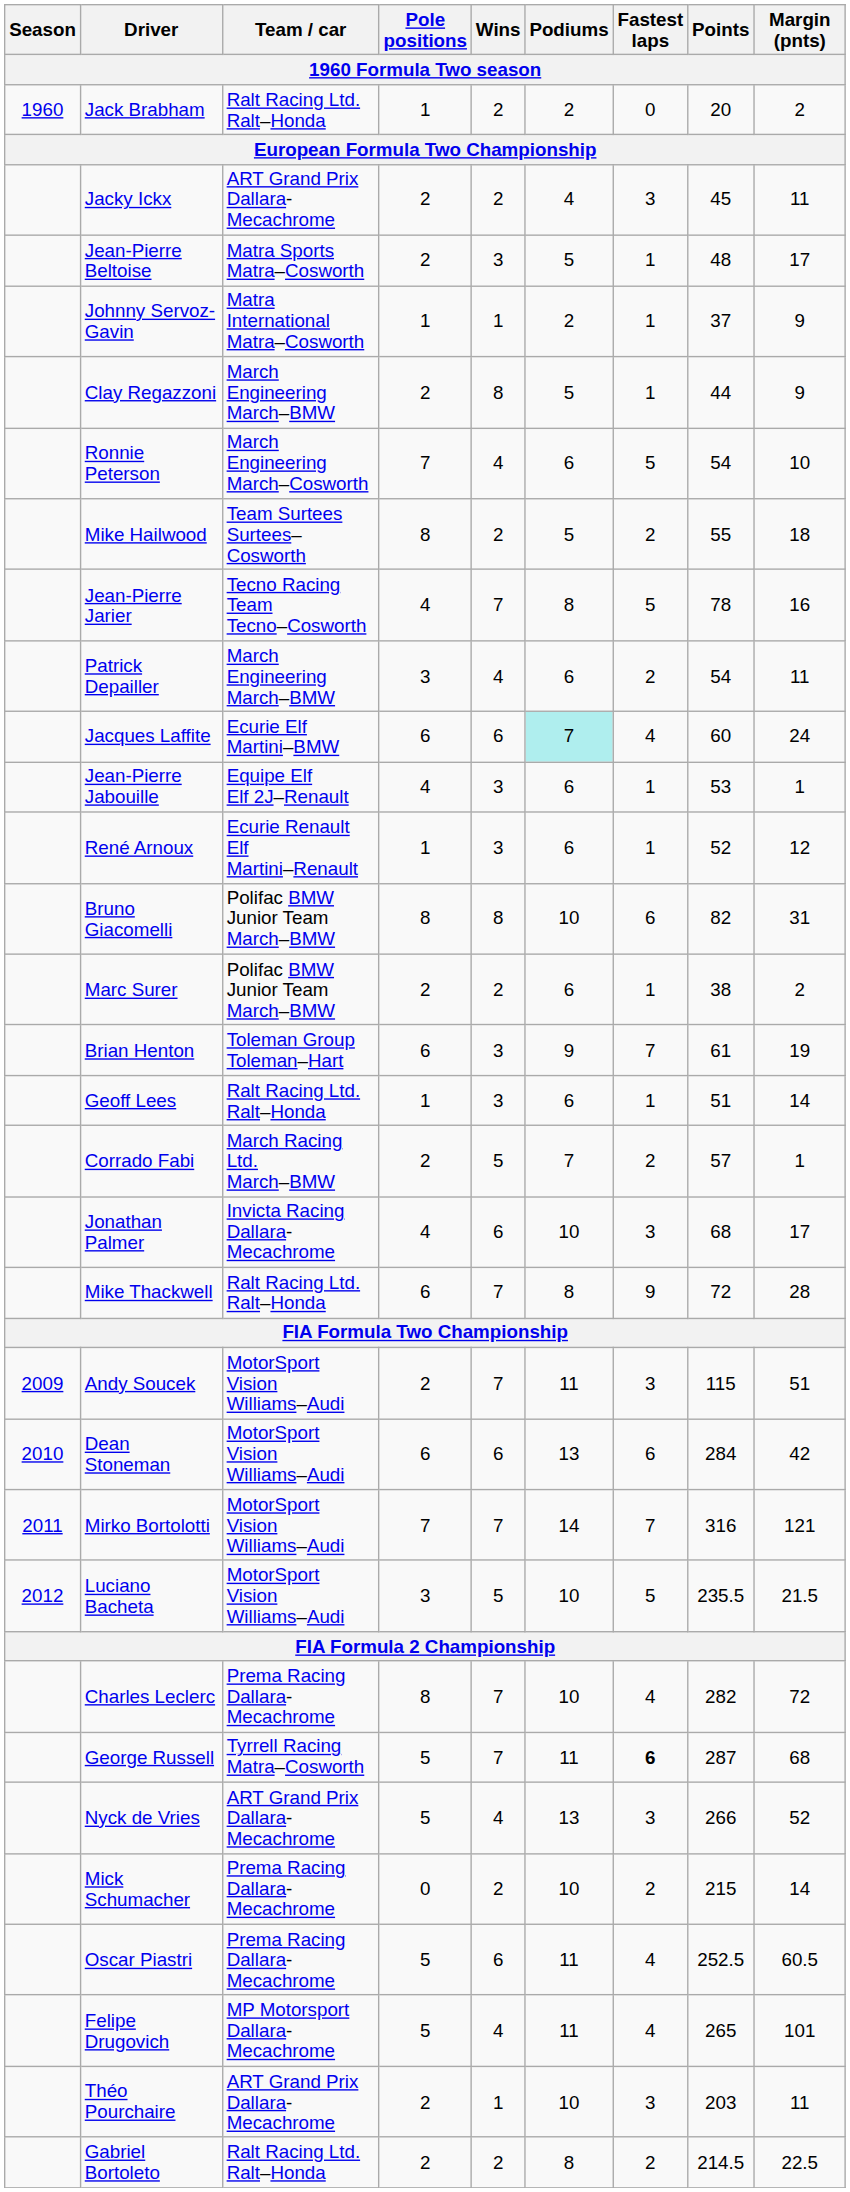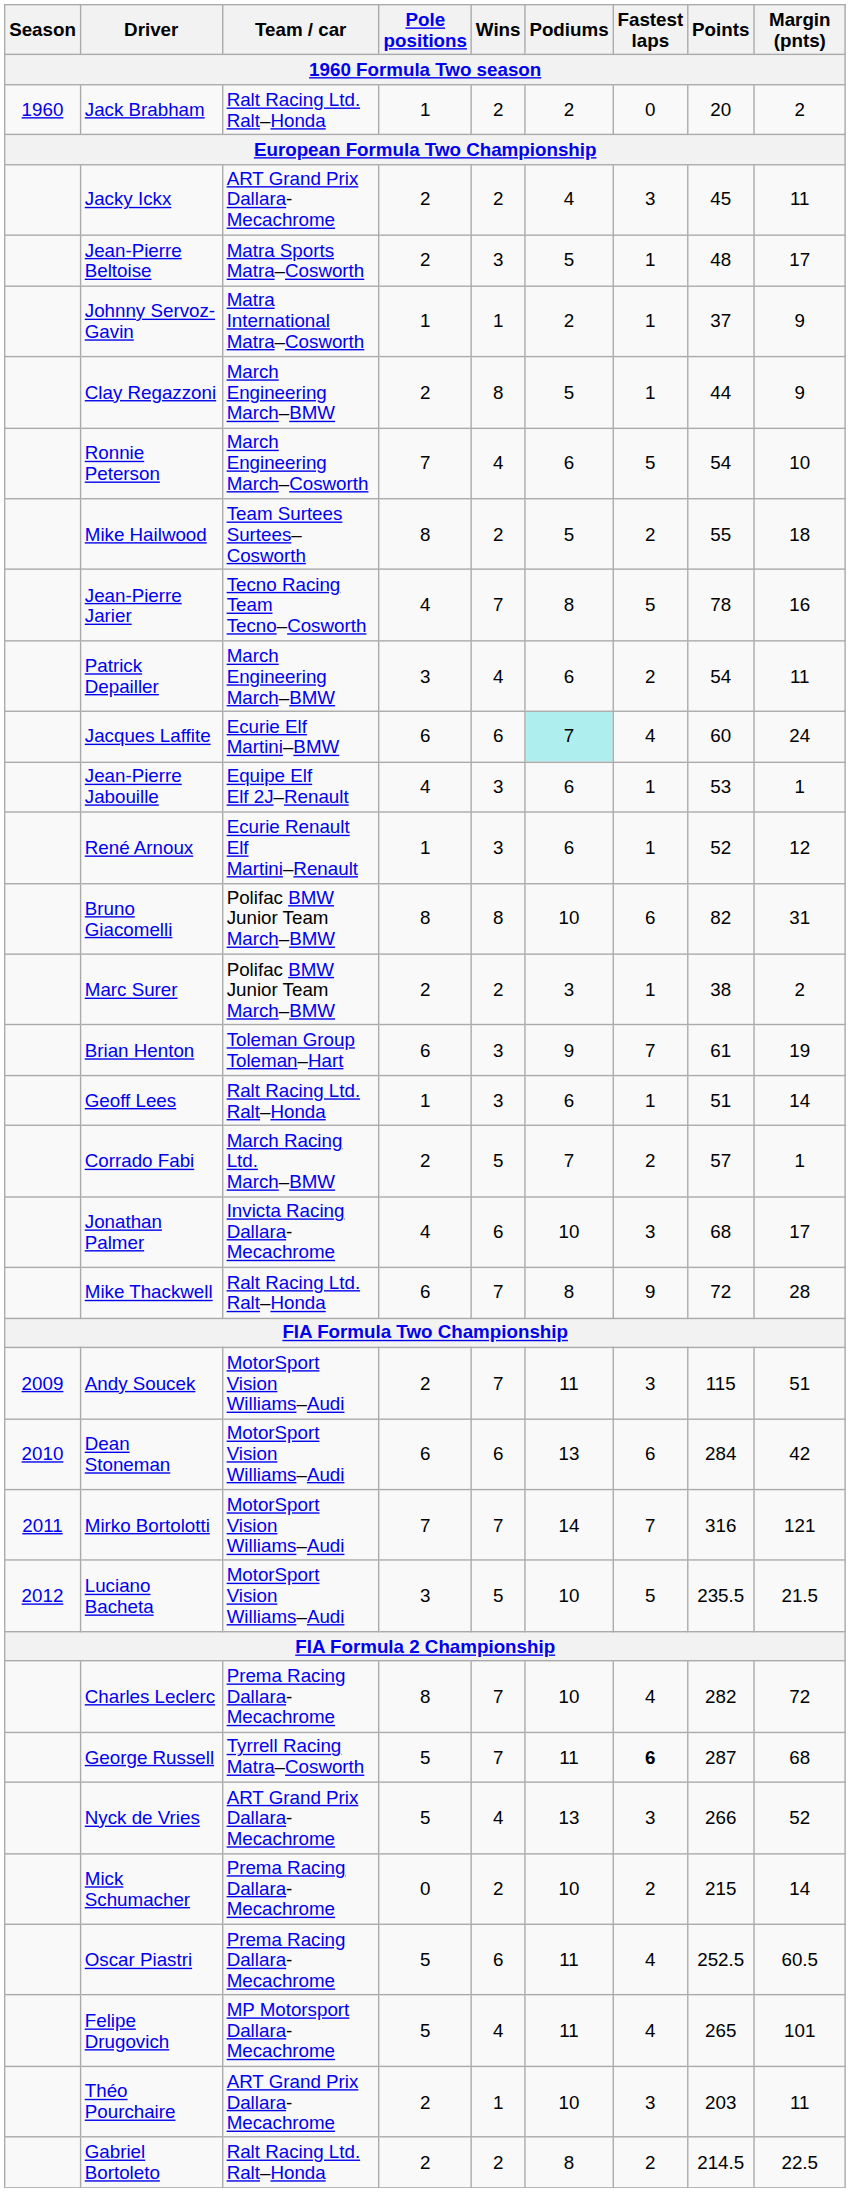(569, 989) 6 -> (569, 989) 3
